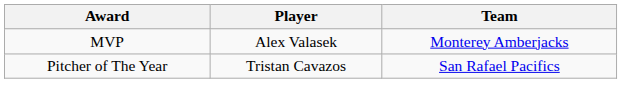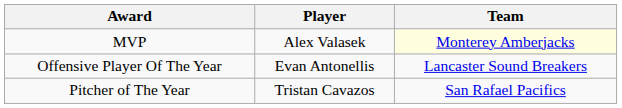(499, 41) no background -> (505, 41) lightyellow background
+ row: (130, 66)
